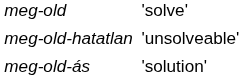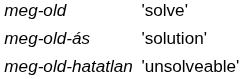rows swapped: (47, 66) <-> (69, 38)
